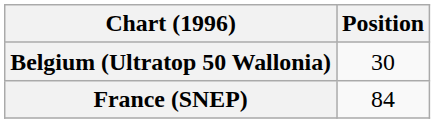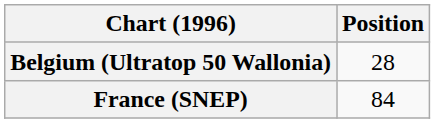(383, 61) 30 -> (383, 61) 28
